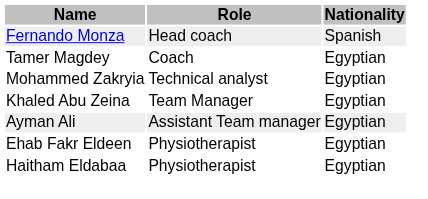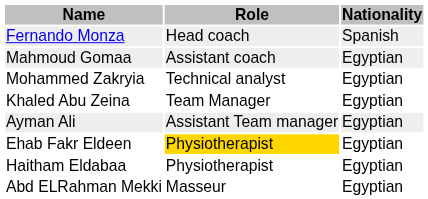- row: (58, 57)
+ row: (69, 57)
(202, 144) no background -> (219, 144) gold background
+ row: (84, 187)
